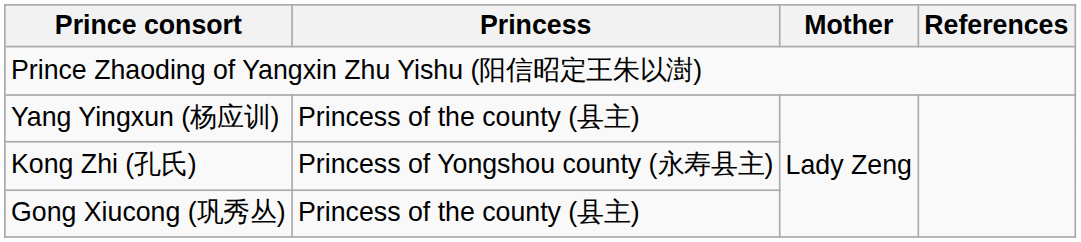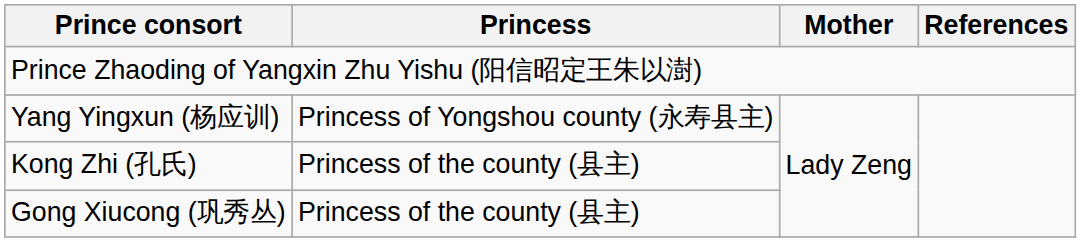(469, 117) Princess of the county (县主) -> (536, 117) Princess of Yongshou county (永寿县主)
(536, 164) Princess of Yongshou county (永寿县主) -> (469, 164) Princess of the county (县主)
